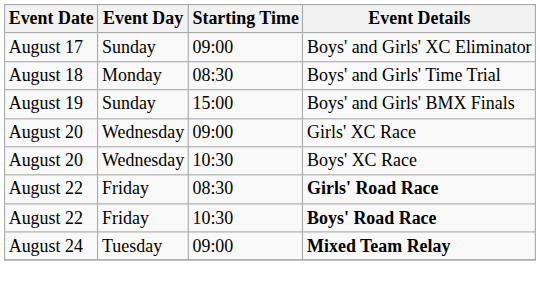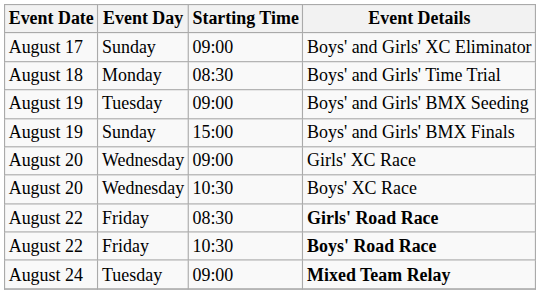+ row: (418, 103)
